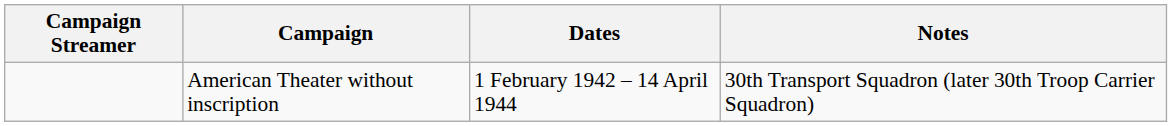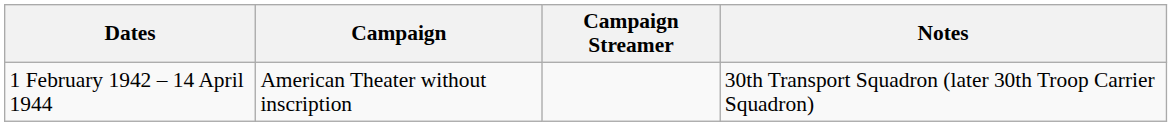columns swapped: (93, 33) <-> (594, 33)
